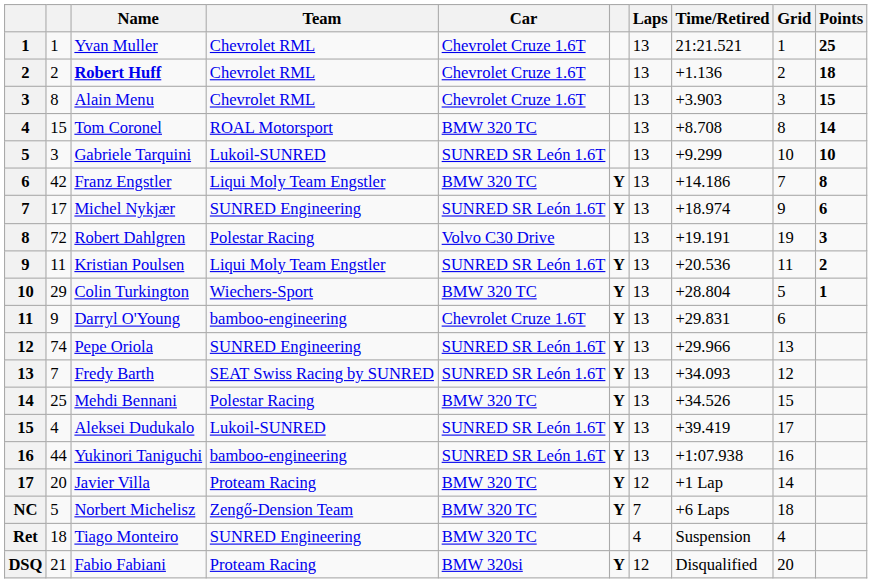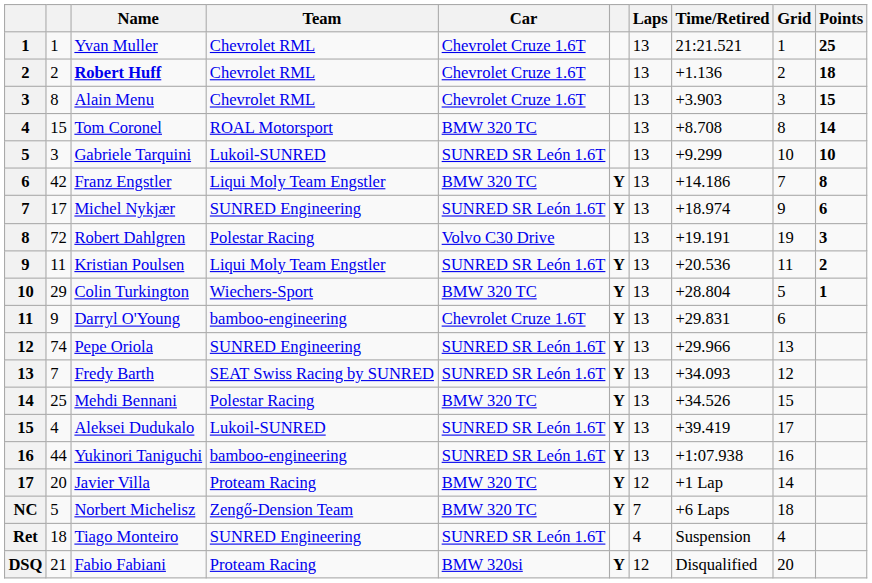(489, 537) BMW 320 TC -> (524, 537) SUNRED SR León 1.6T
